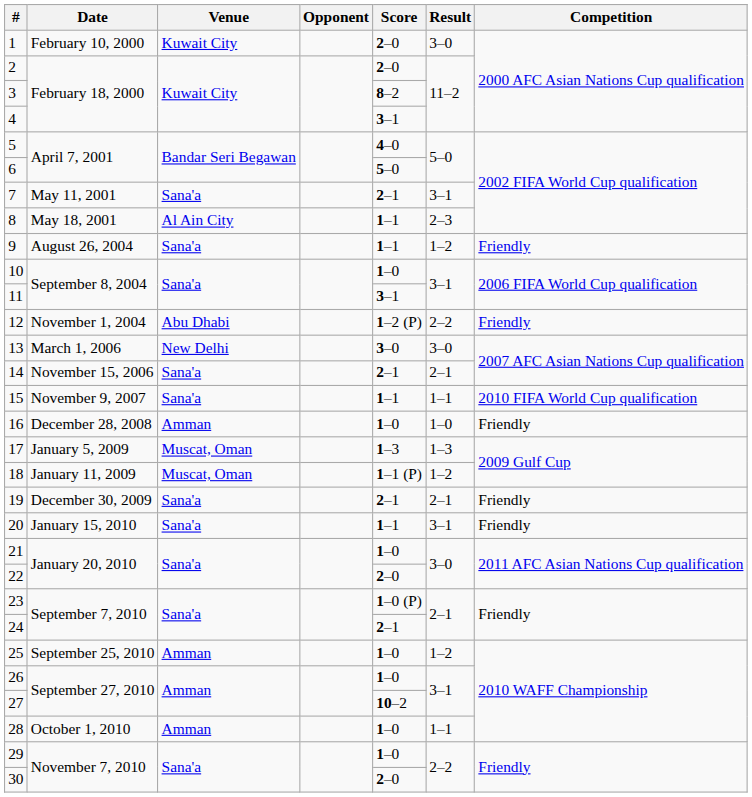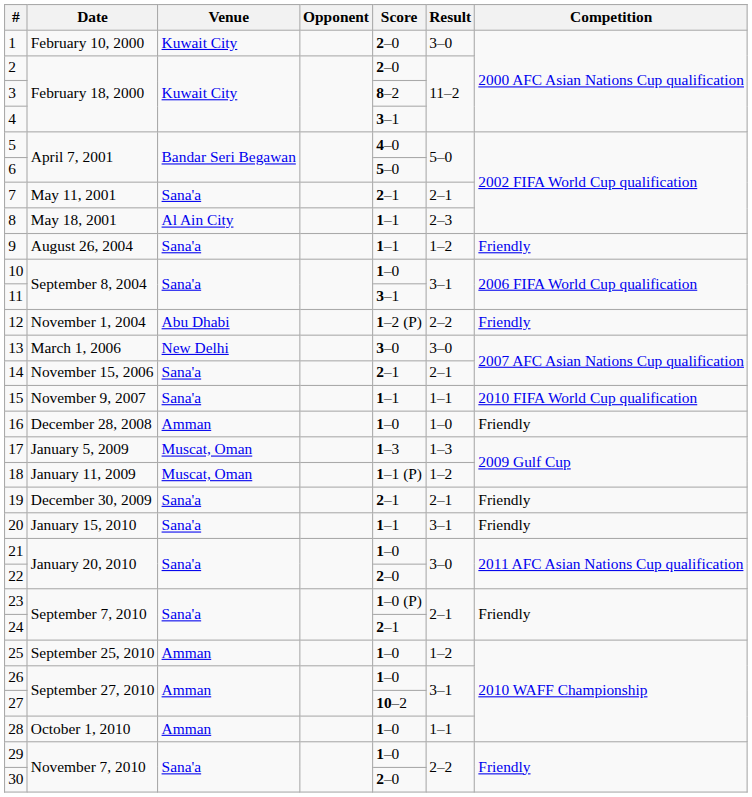(441, 195) 3–1 -> (441, 195) 2–1
